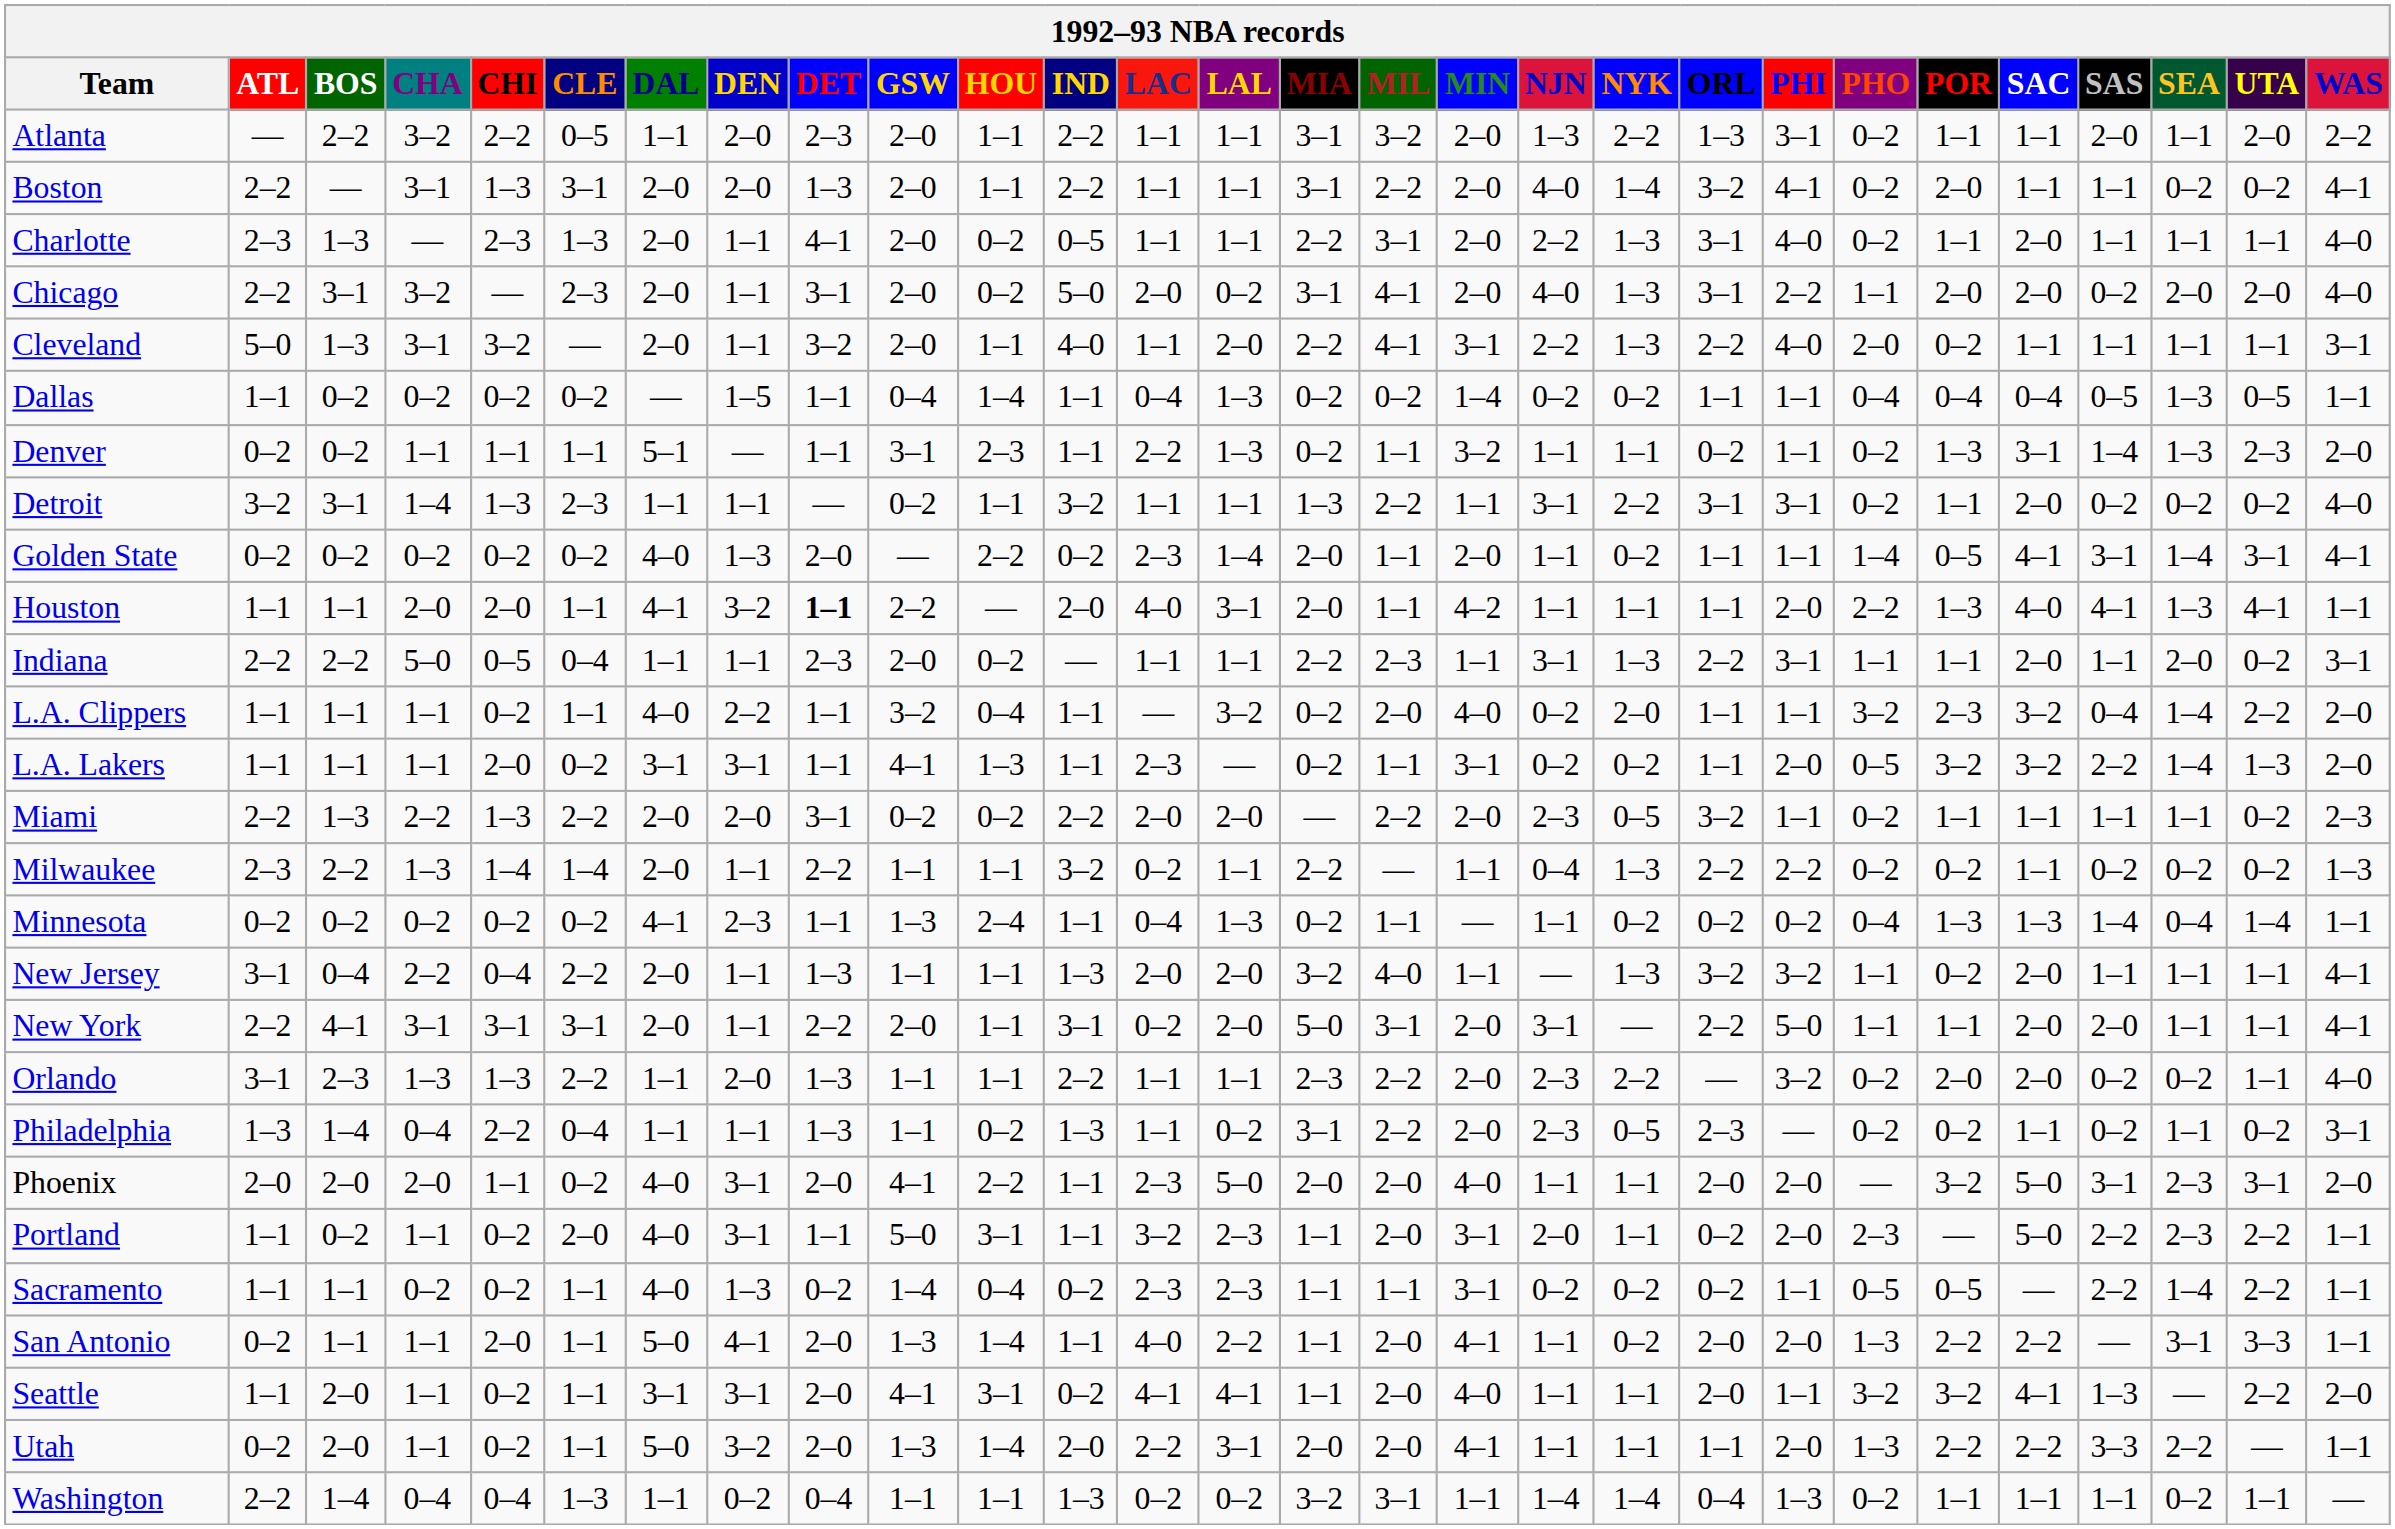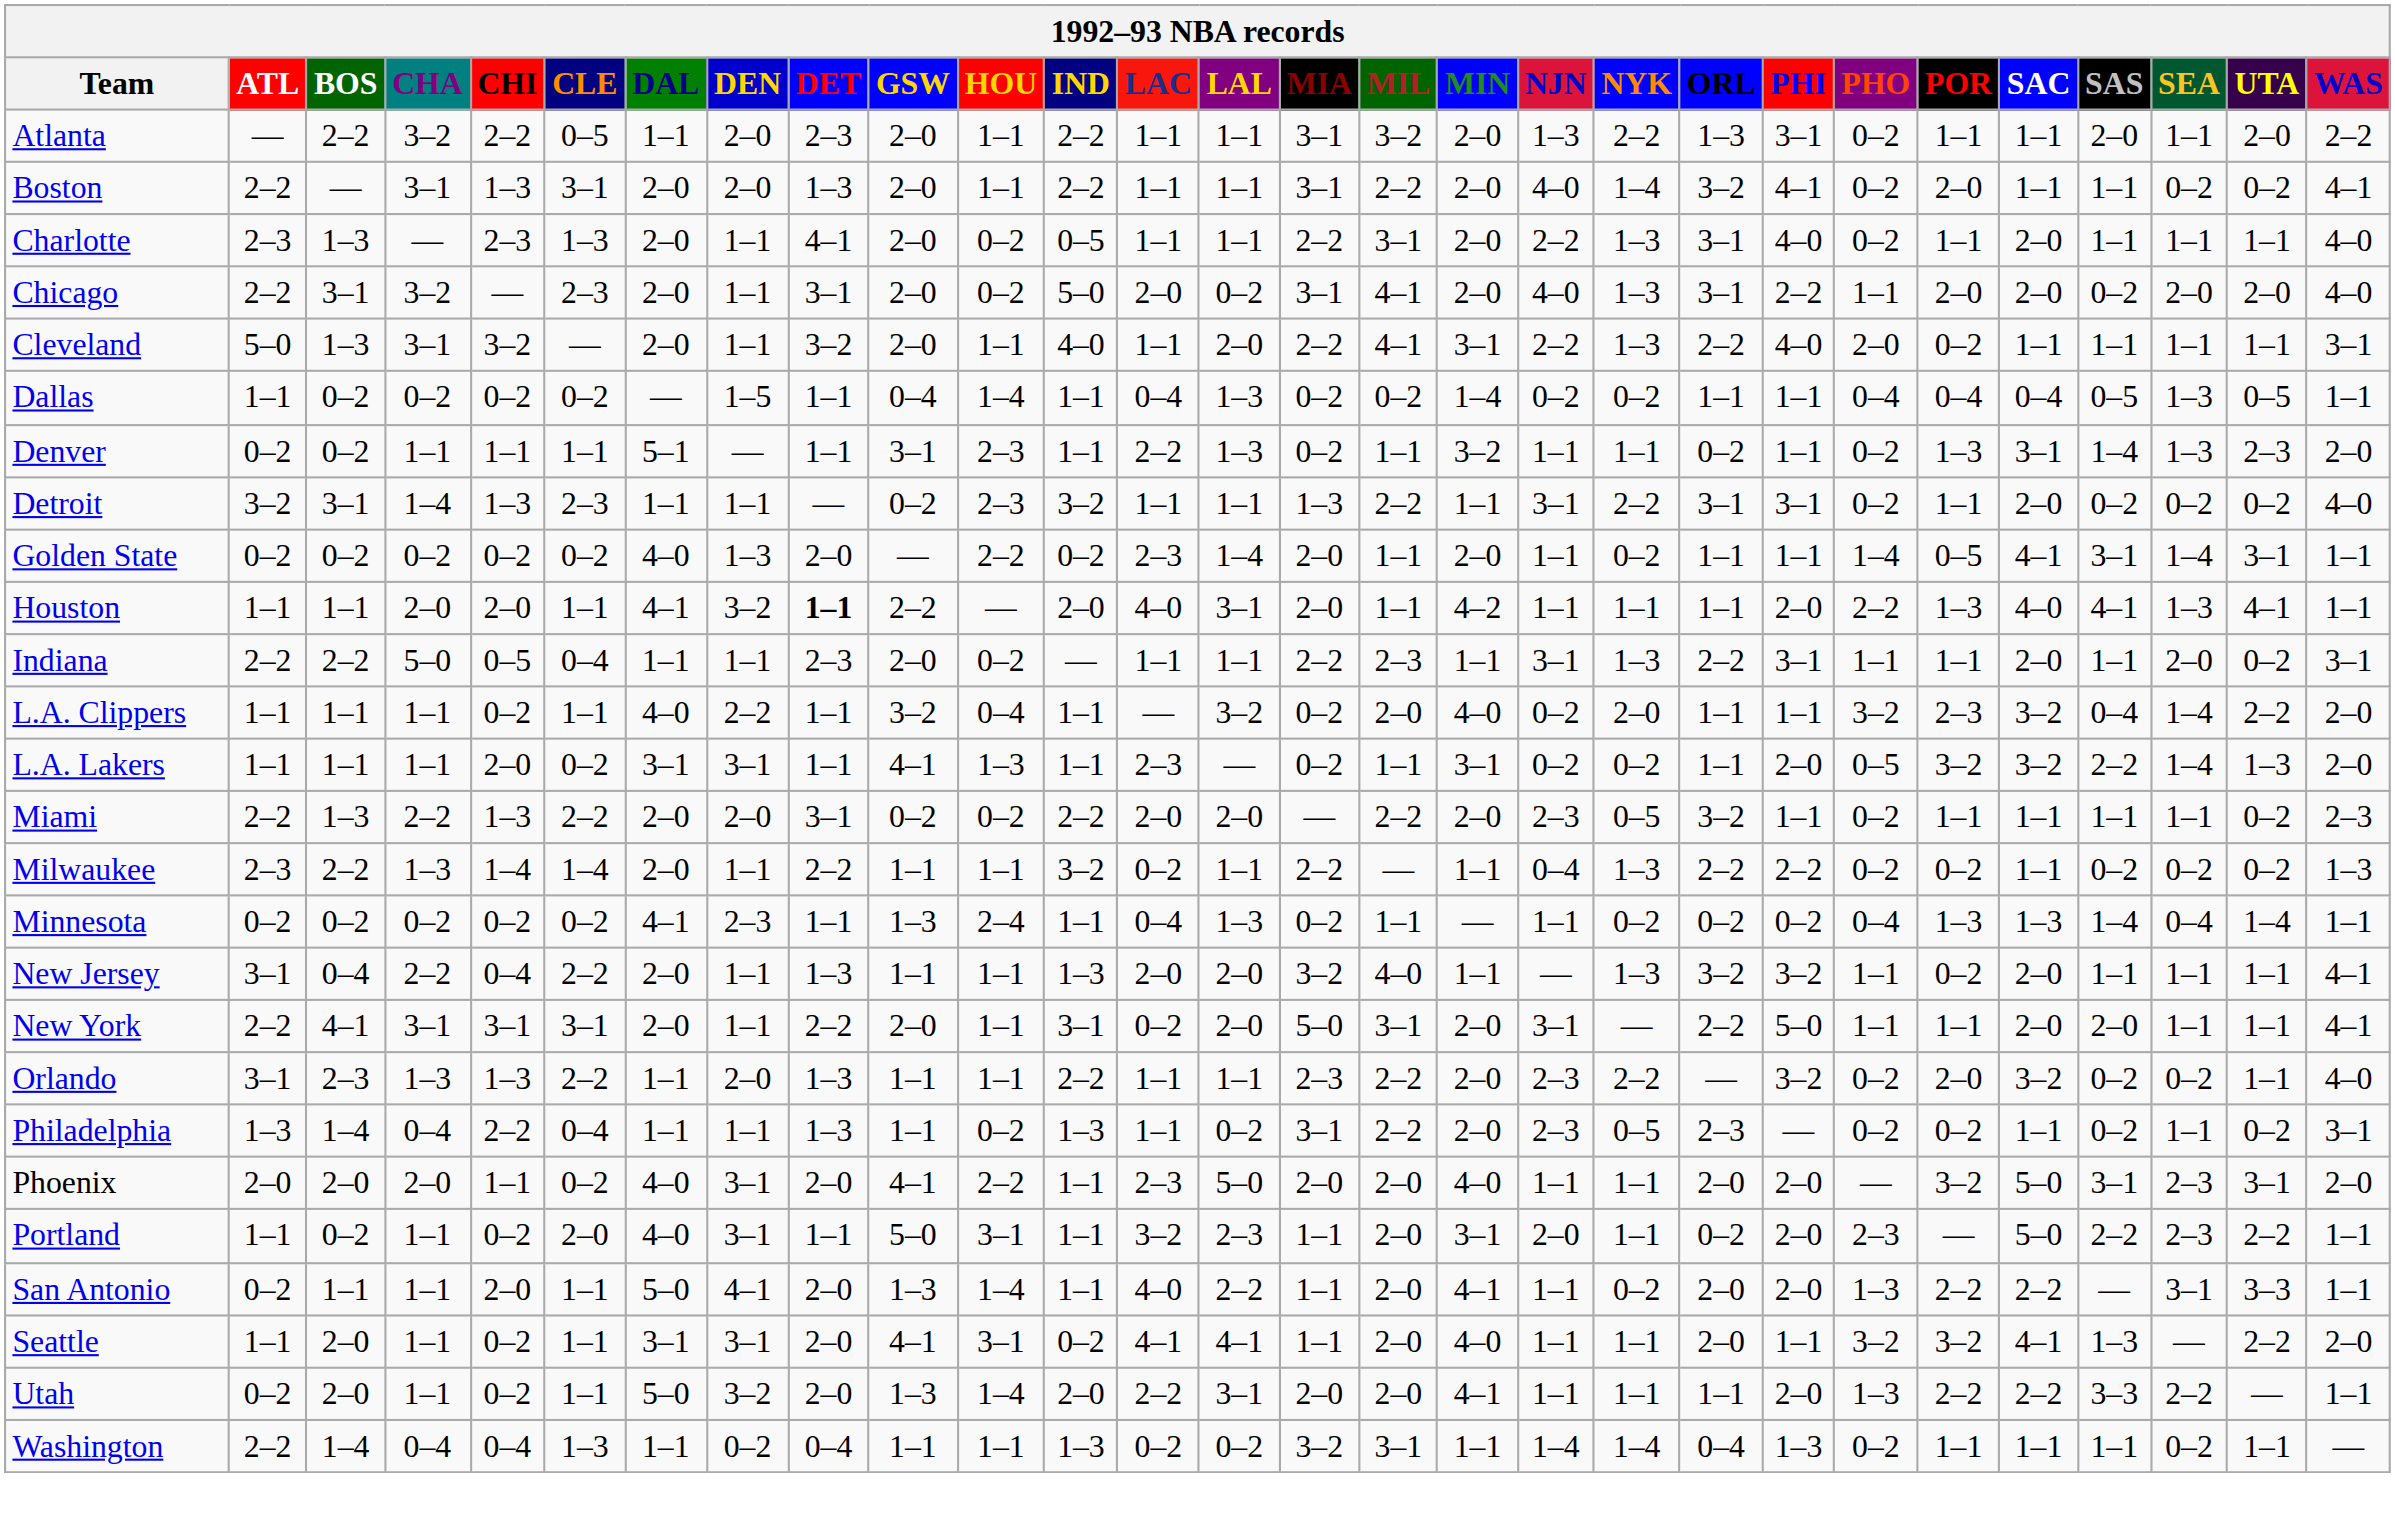(1001, 502) 1–1 -> (1001, 502) 2–3
(2348, 554) 4–1 -> (2348, 554) 1–1
(2039, 1078) 2–0 -> (2039, 1078) 3–2
- row: (87, 1288)
